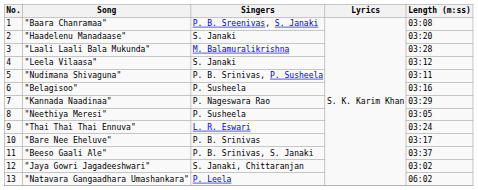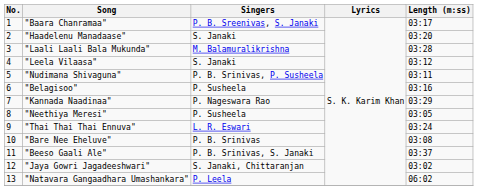(420, 24) 03:08 -> (420, 24) 03:17
(420, 141) 03:17 -> (420, 141) 03:08
